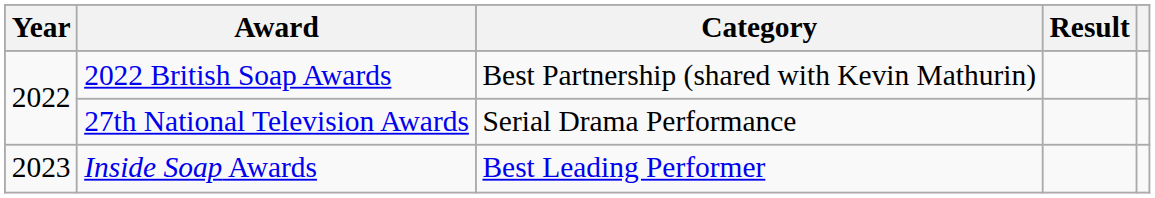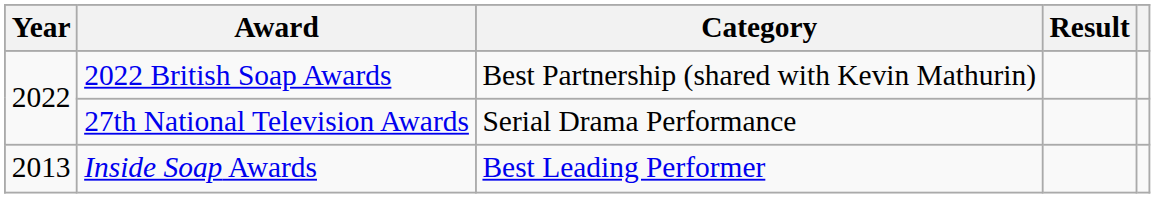(41, 167) 2023 -> (41, 167) 2013
